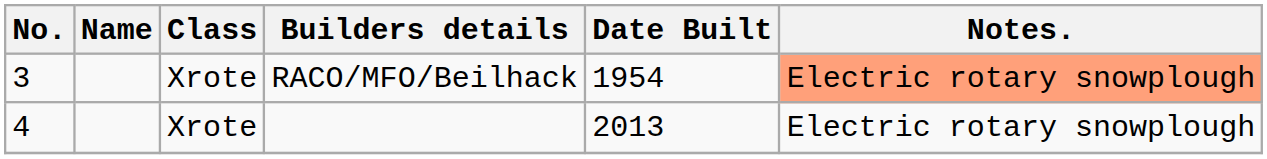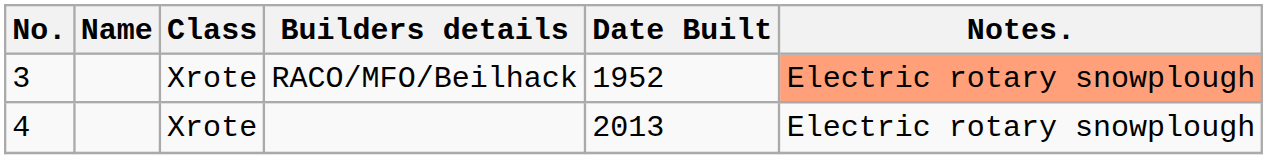(628, 79) 1954 -> (628, 79) 1952
